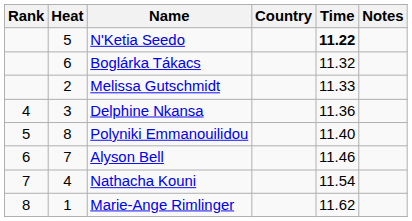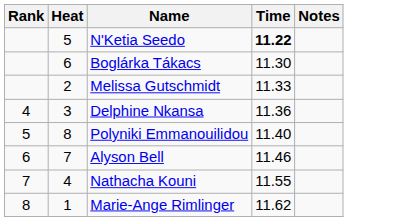- column: (284, 16)
(337, 63) 11.32 -> (273, 63) 11.30
(337, 181) 11.54 -> (273, 181) 11.55
